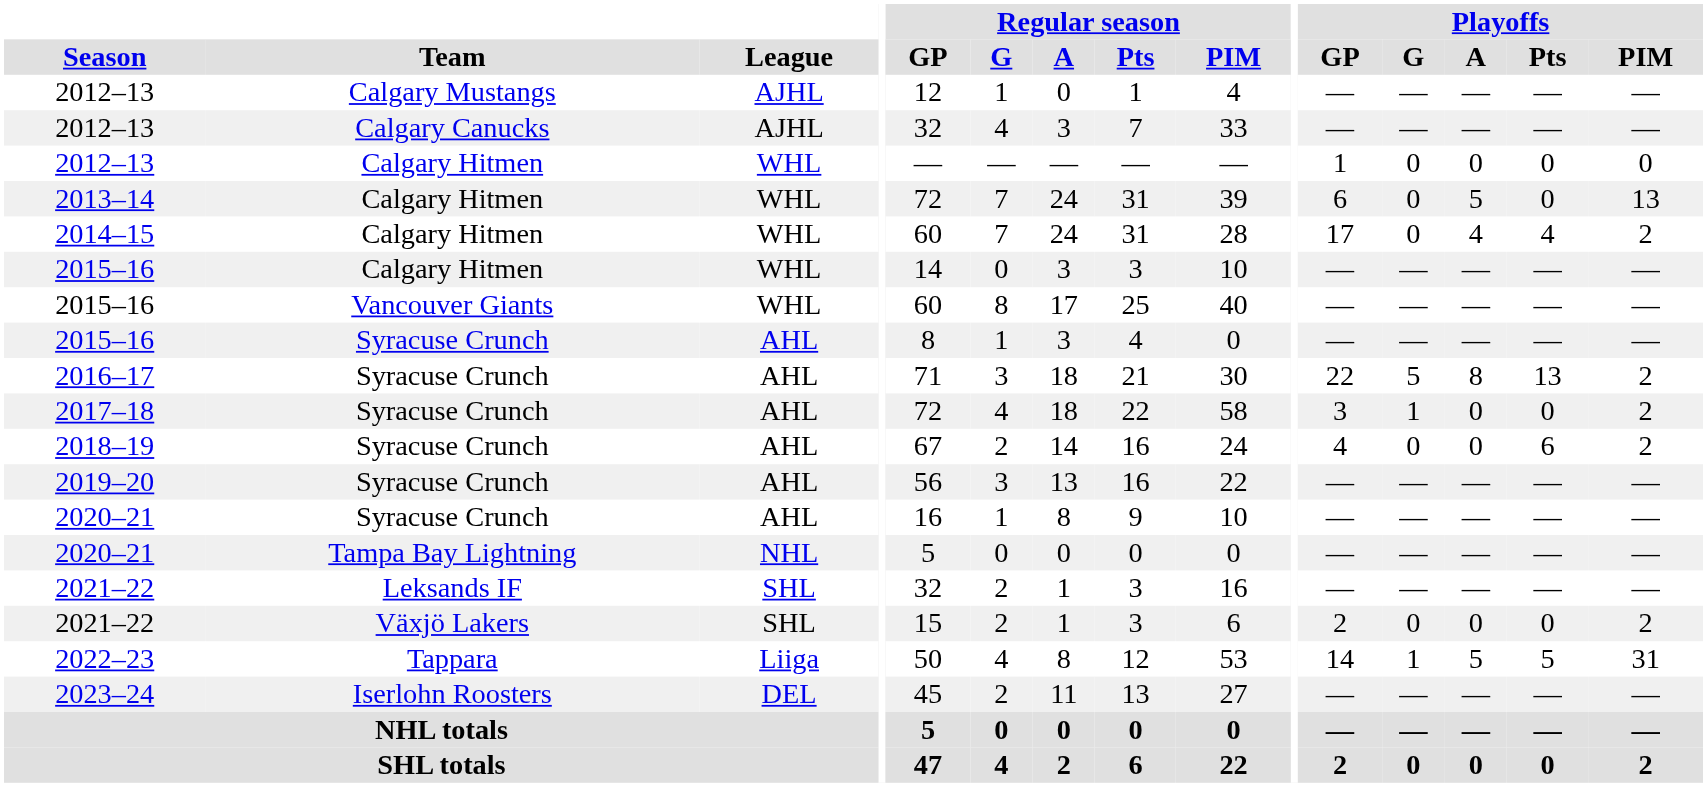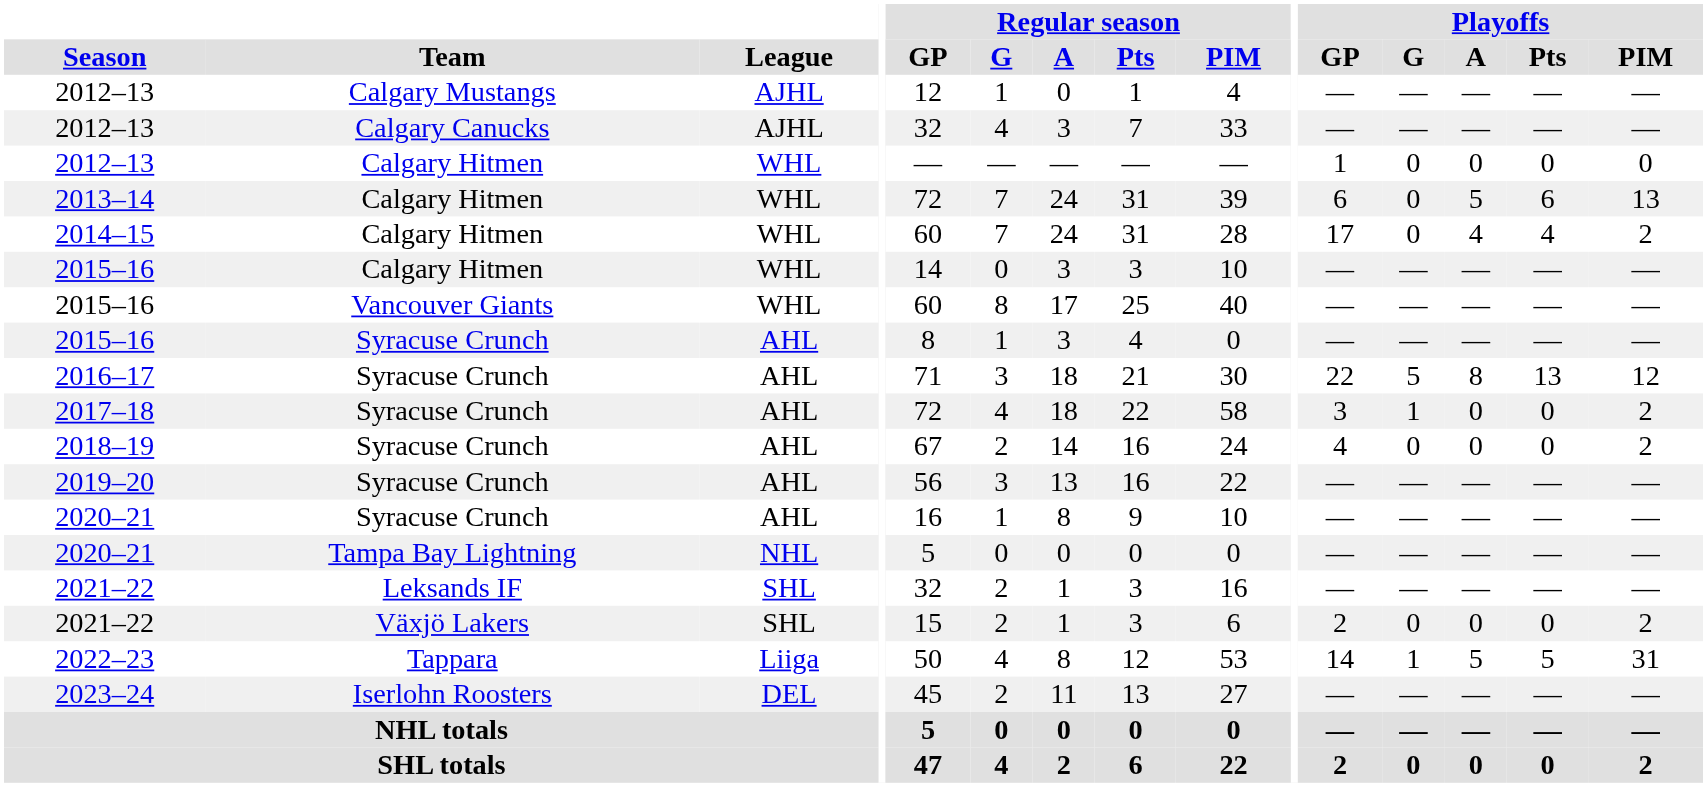(1548, 198) 0 -> (1548, 198) 6
(1646, 375) 2 -> (1646, 375) 12
(1548, 446) 6 -> (1548, 446) 0
